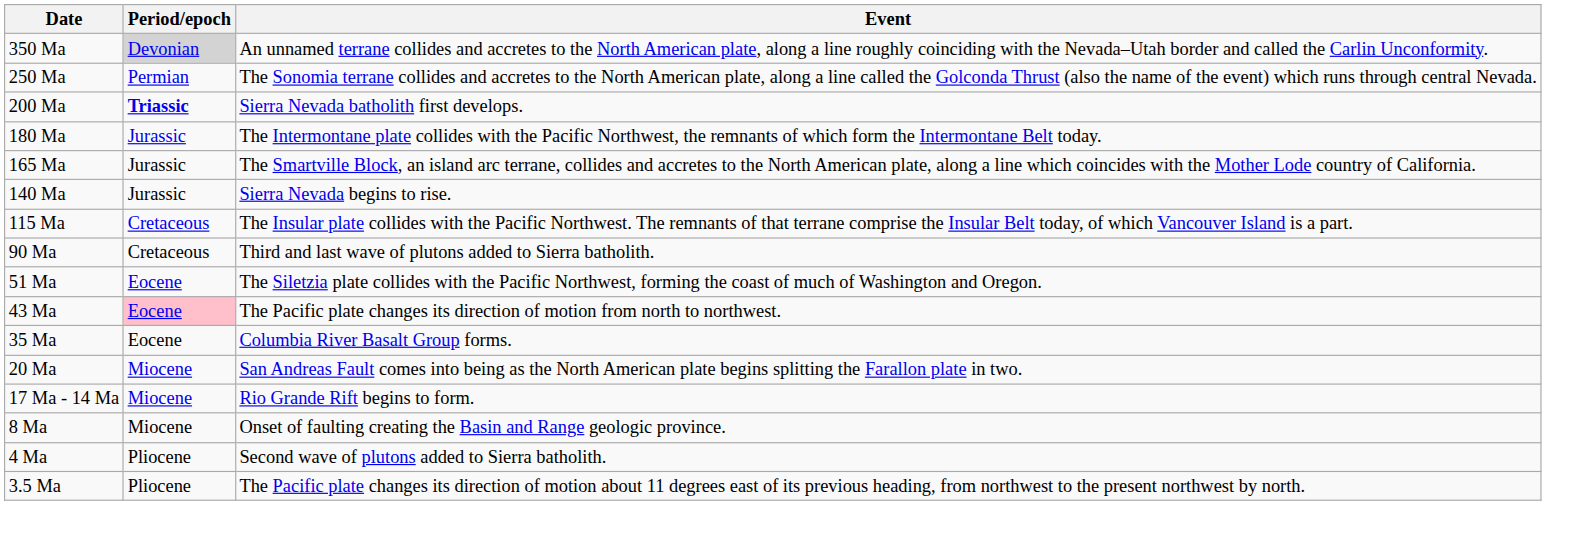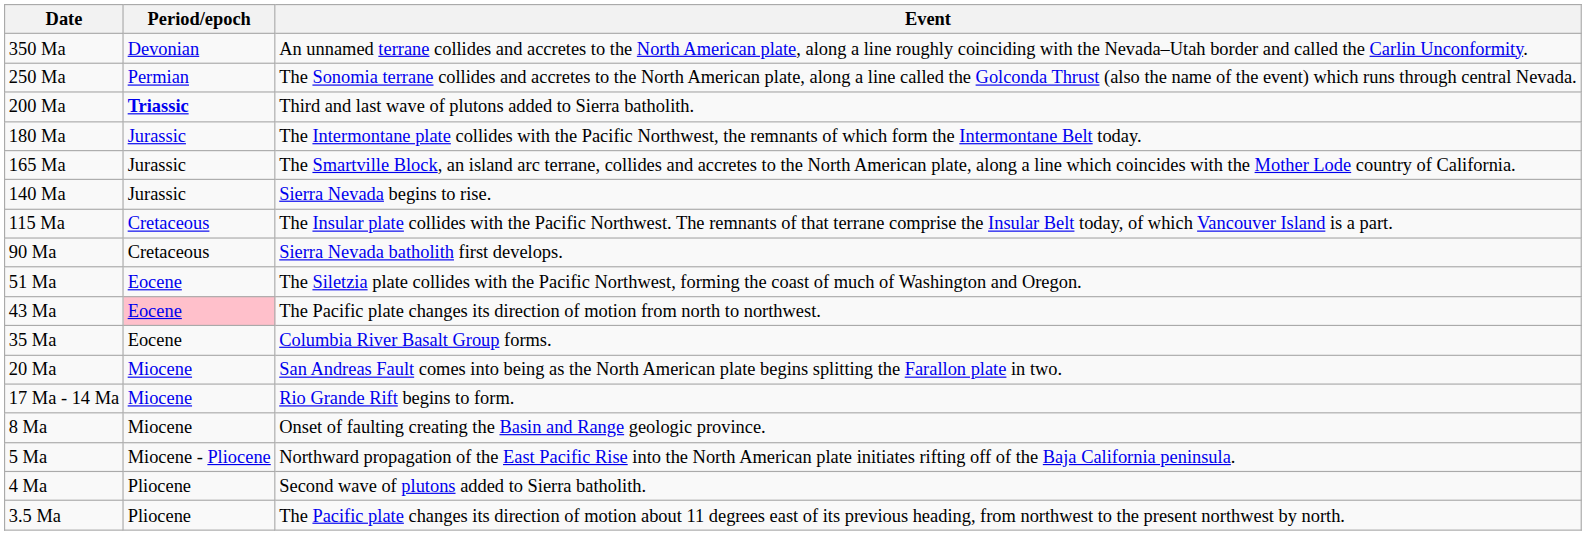(163, 48) lightgrey background -> (163, 48) no background
(381, 106) Sierra Nevada batholith first develops. -> (487, 106) Third and last wave of plutons added to Sierra batholith.
(447, 252) Third and last wave of plutons added to Sierra batholith. -> (421, 252) Sierra Nevada batholith first develops.
+ row: (28, 456)
